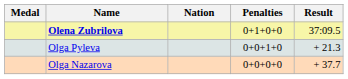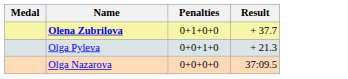- column: (199, 13)
(325, 30) 37:09.5 -> (264, 30) + 37.7
(327, 65) + 37.7 -> (261, 65) 37:09.5
